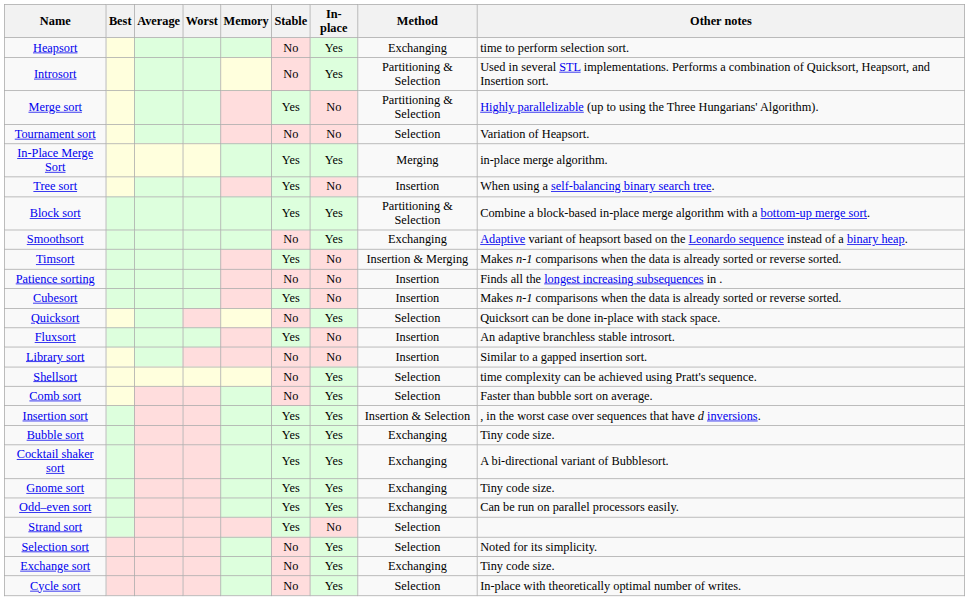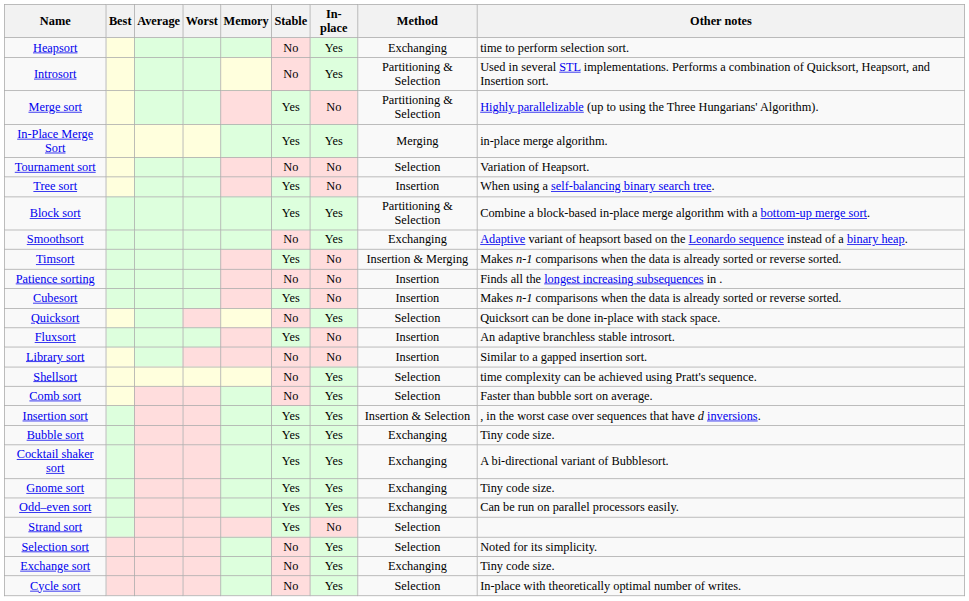rows swapped: (55, 160) <-> (55, 134)
